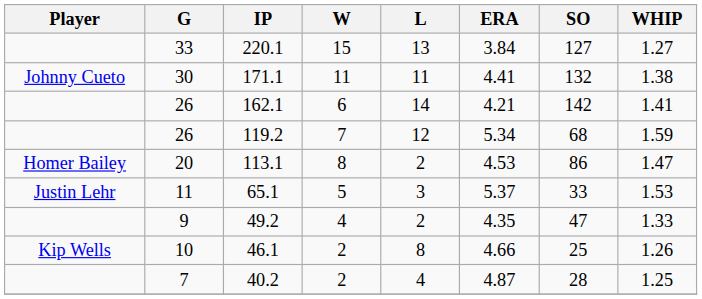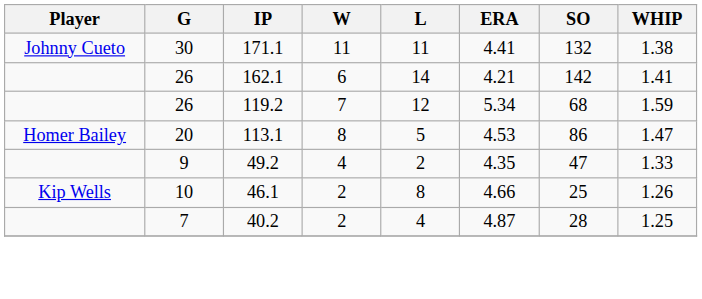- row: (263, 47)
(421, 163) 2 -> (421, 134) 5
- row: (263, 192)
